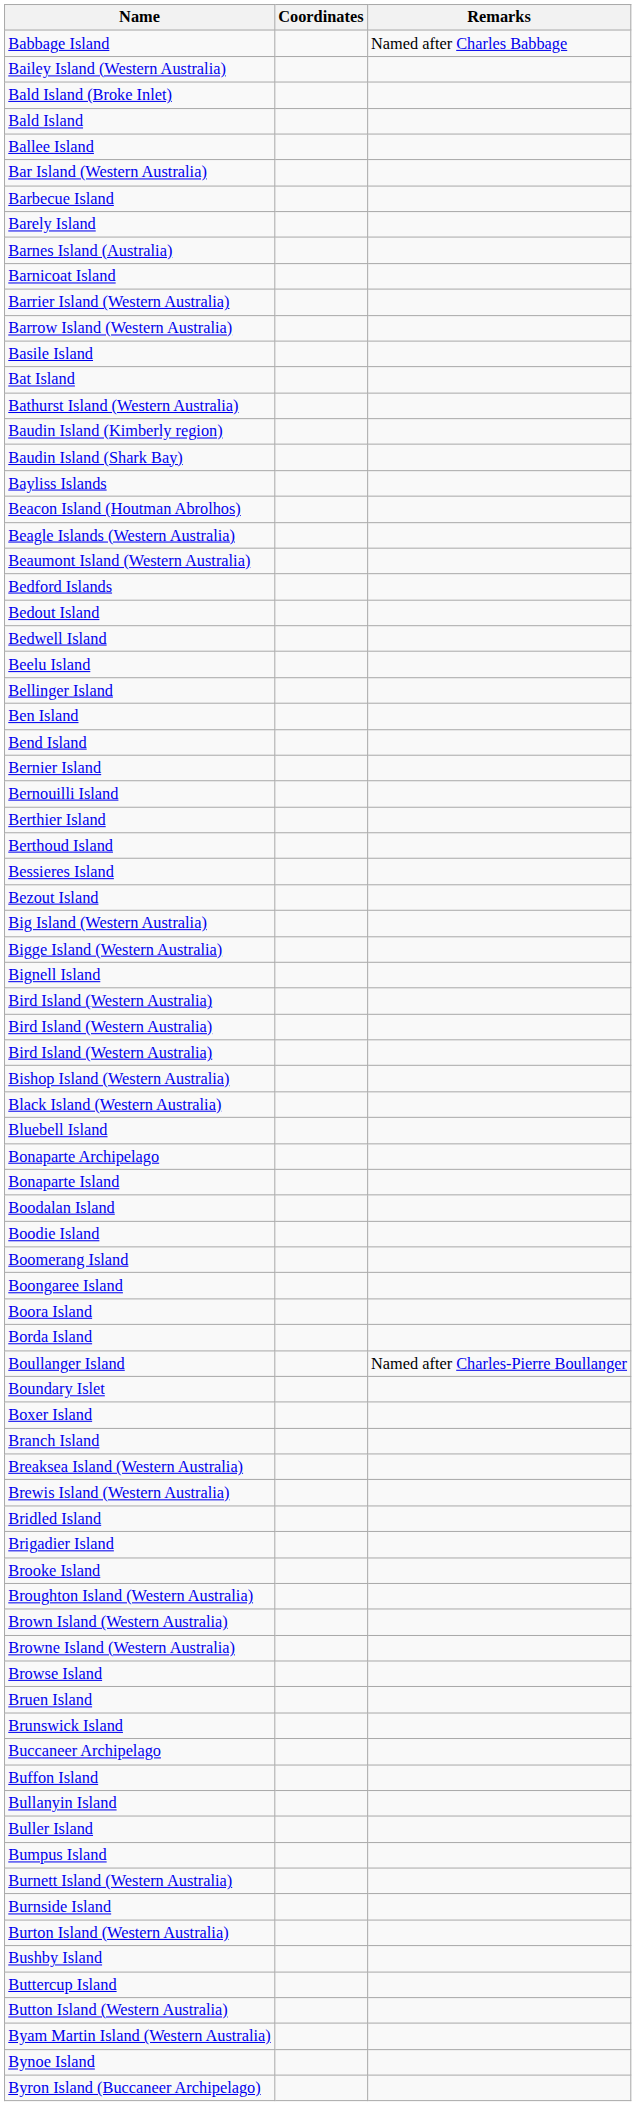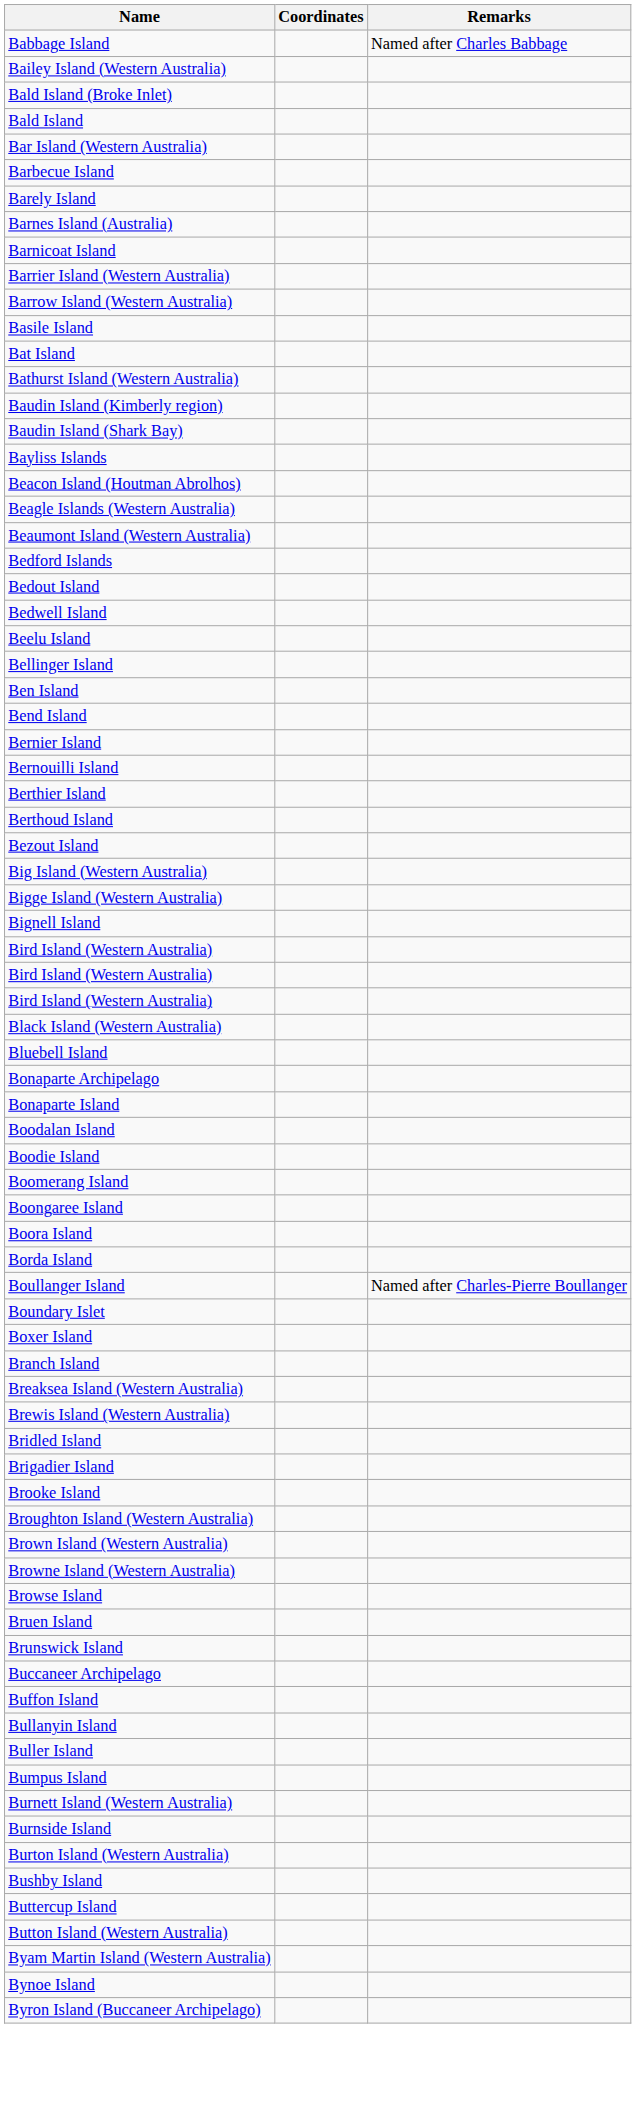- row: (51, 146)
- row: (61, 871)
- row: (119, 1078)
